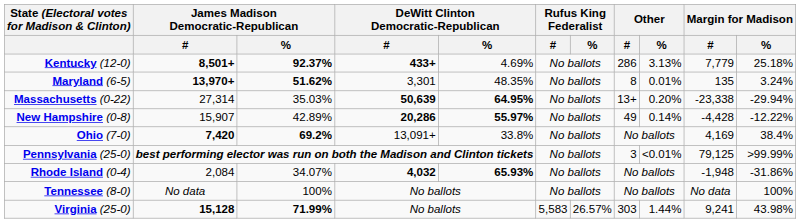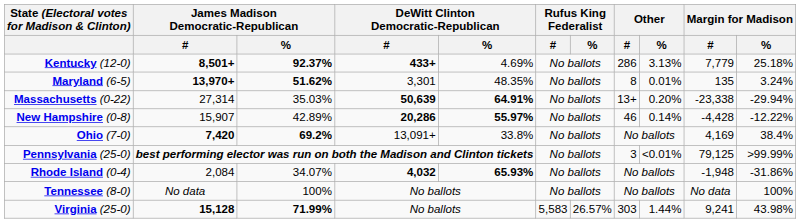(514, 99) 64.95% -> (514, 99) 64.91%
(630, 117) 49 -> (630, 117) 46
